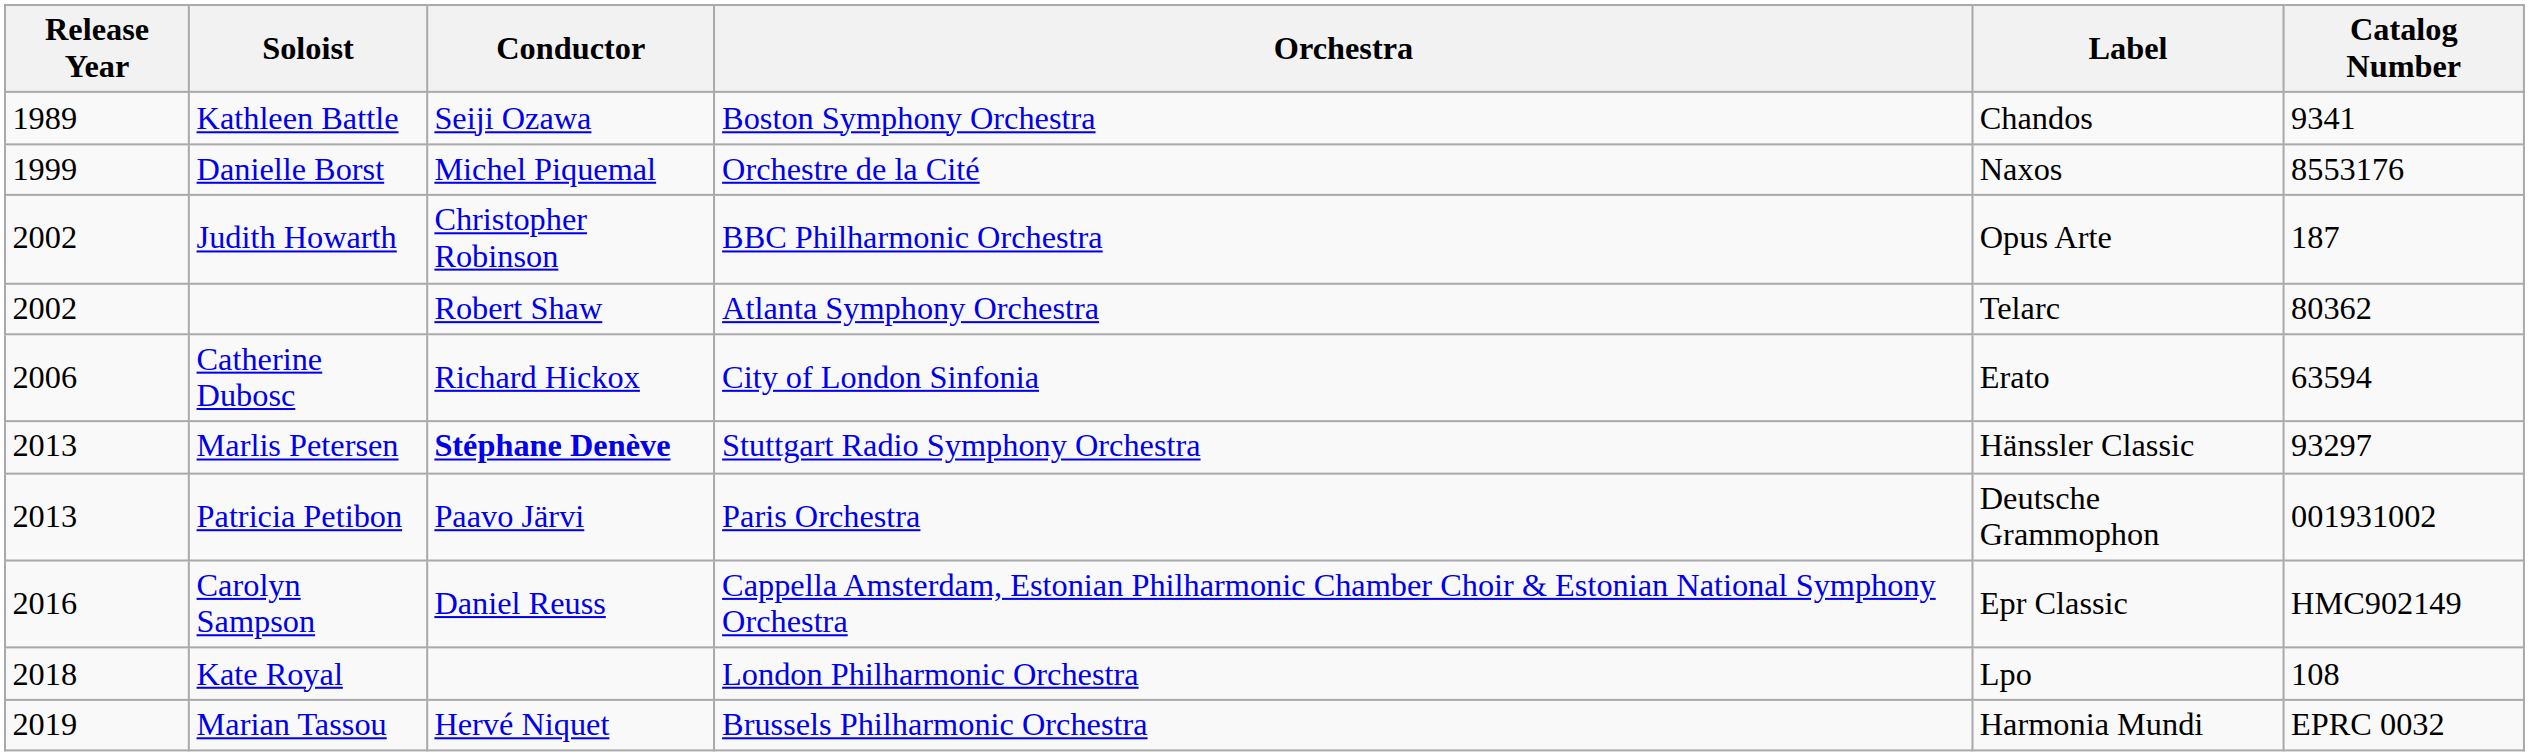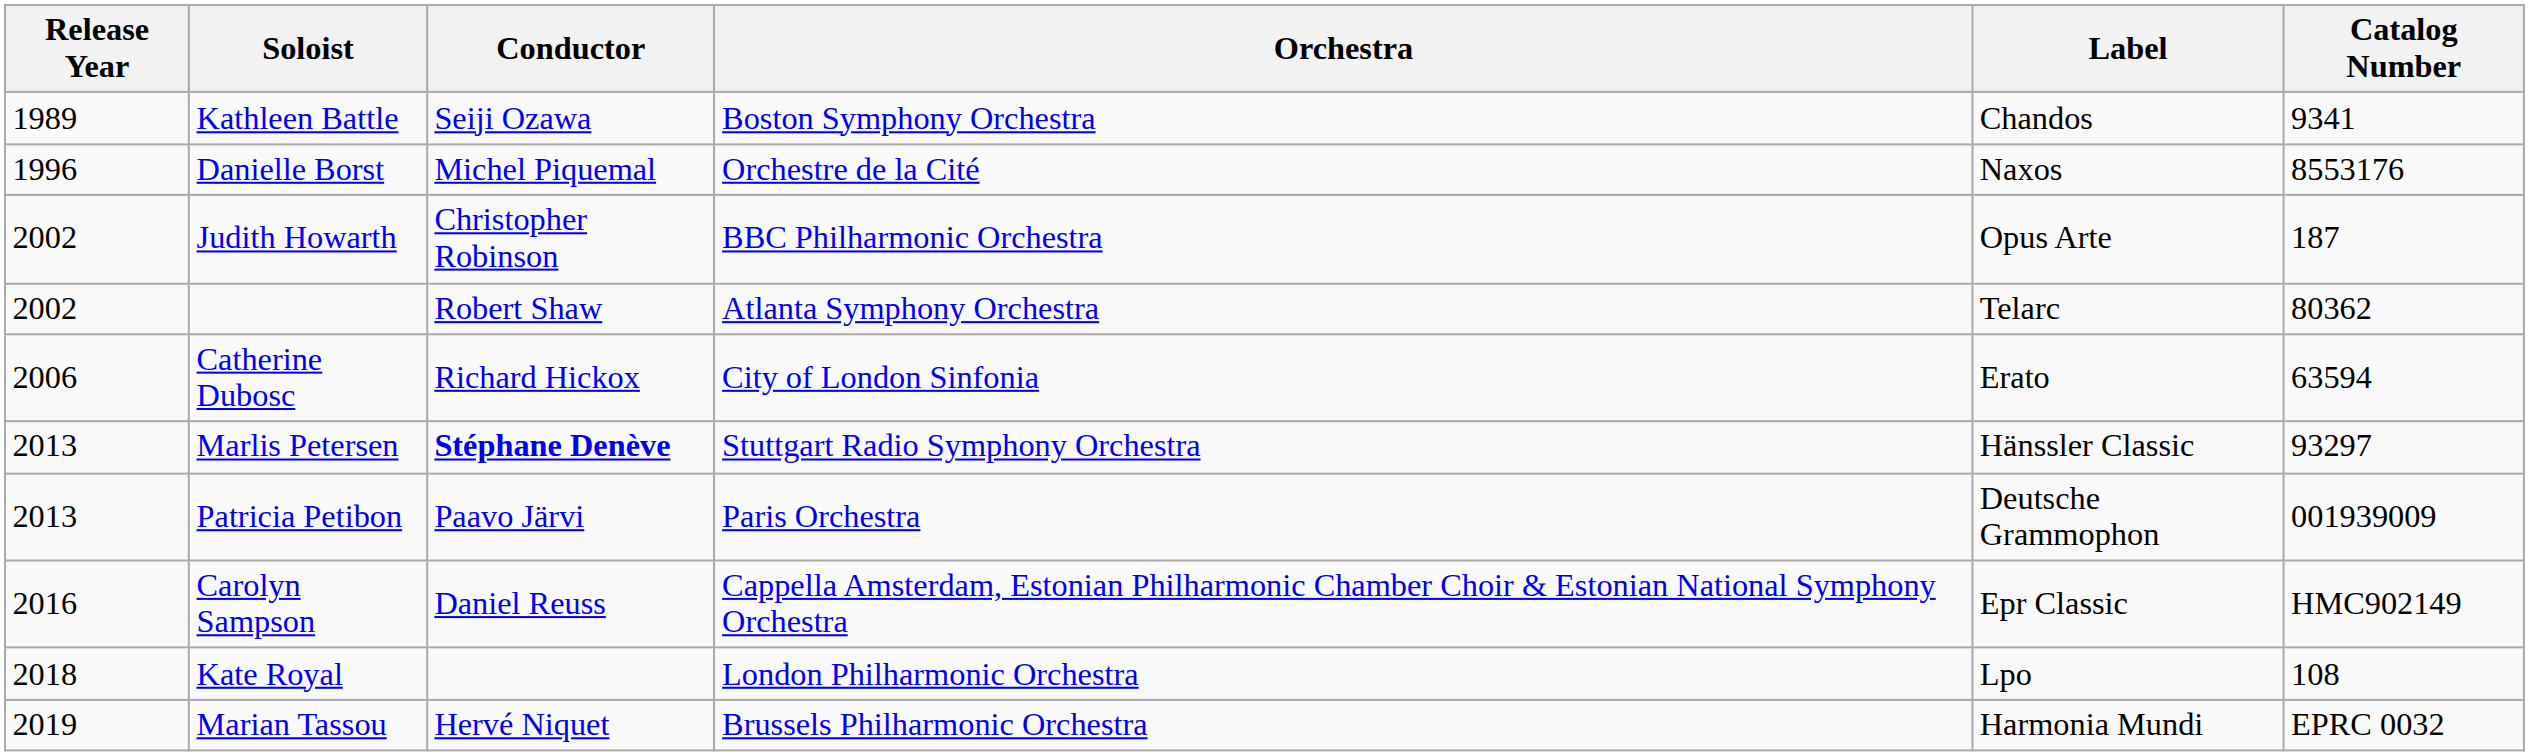(45, 169) 1999 -> (45, 169) 1996
(2364, 516) 001931002 -> (2364, 516) 001939009
